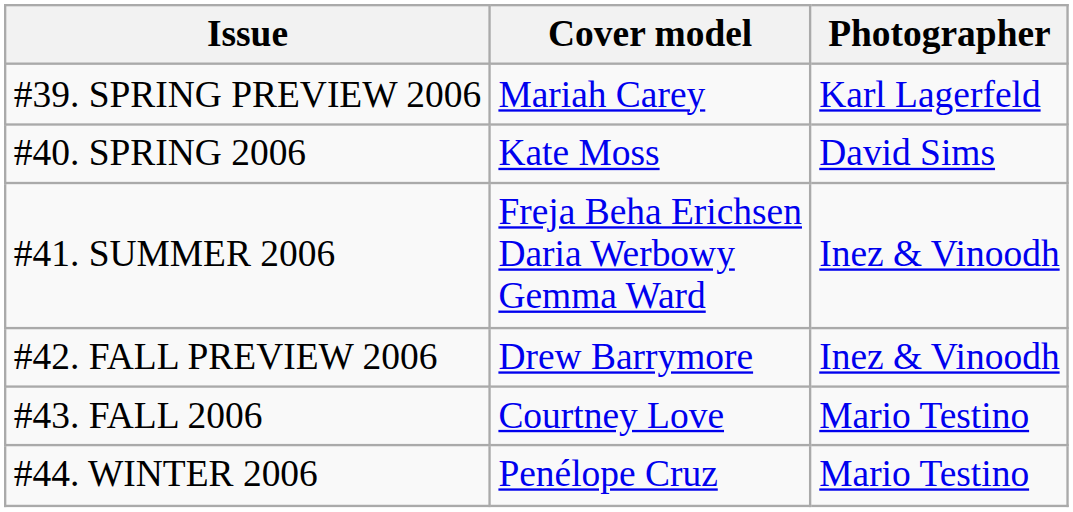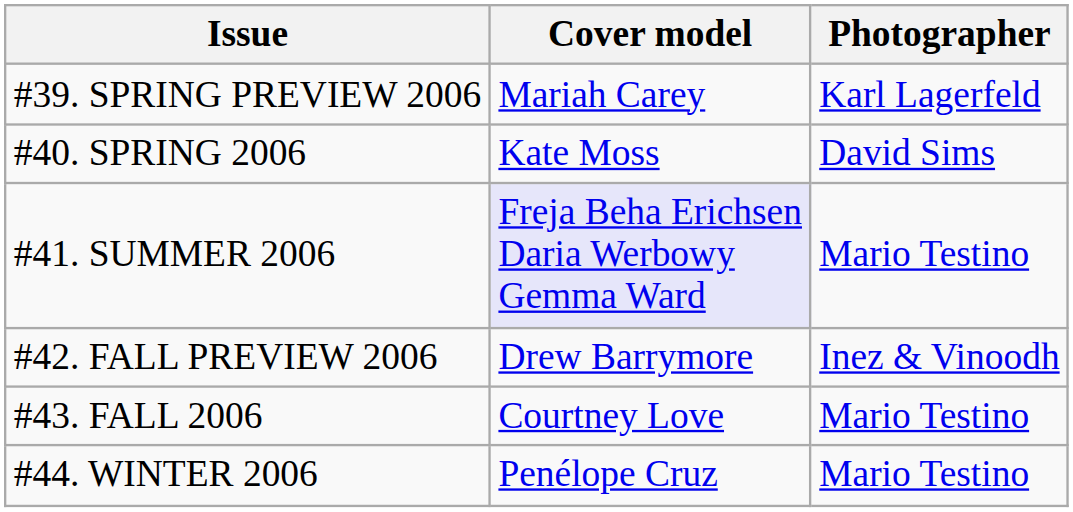(650, 254) no background -> (650, 254) lavender background
(939, 254) Inez & Vinoodh -> (924, 254) Mario Testino
